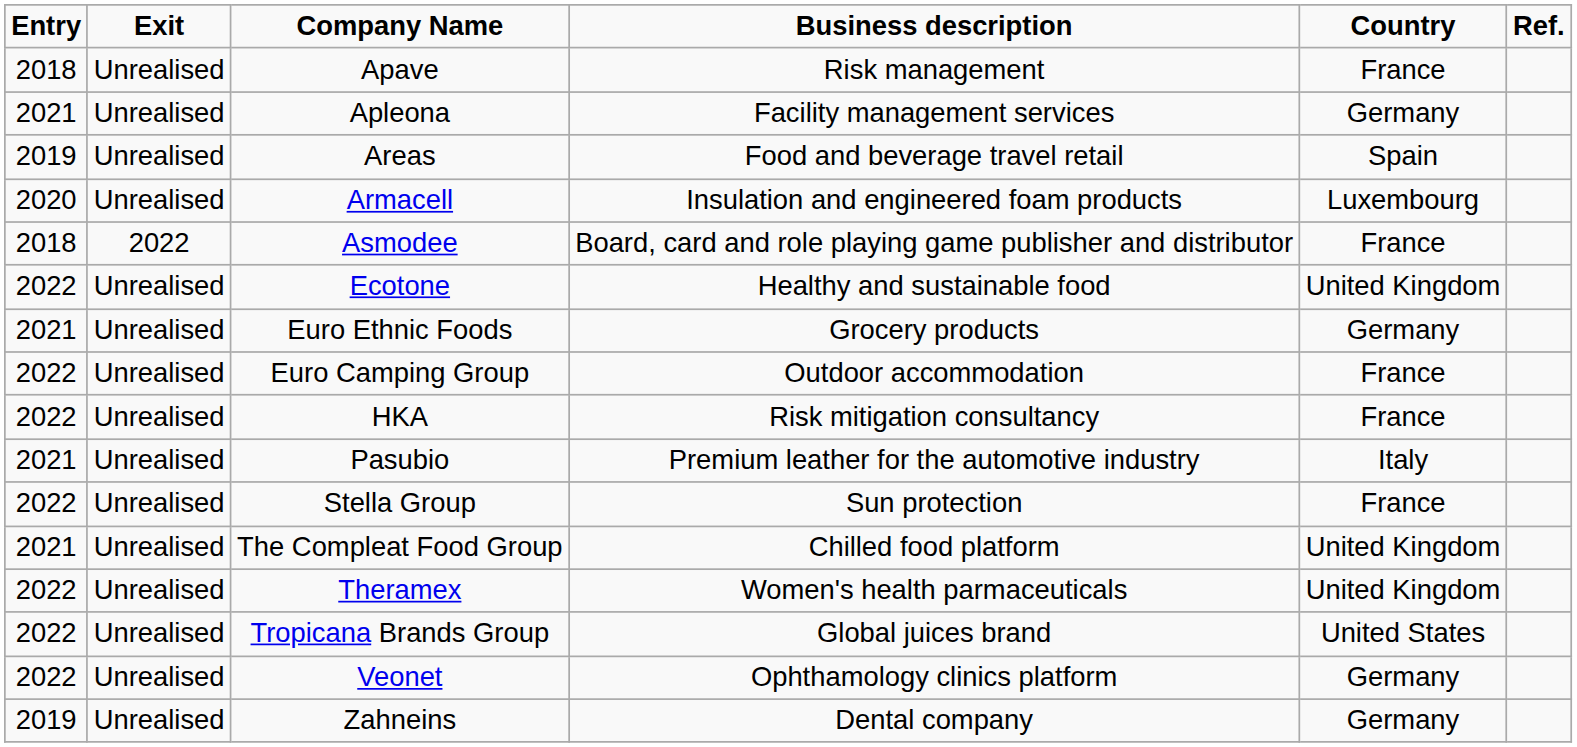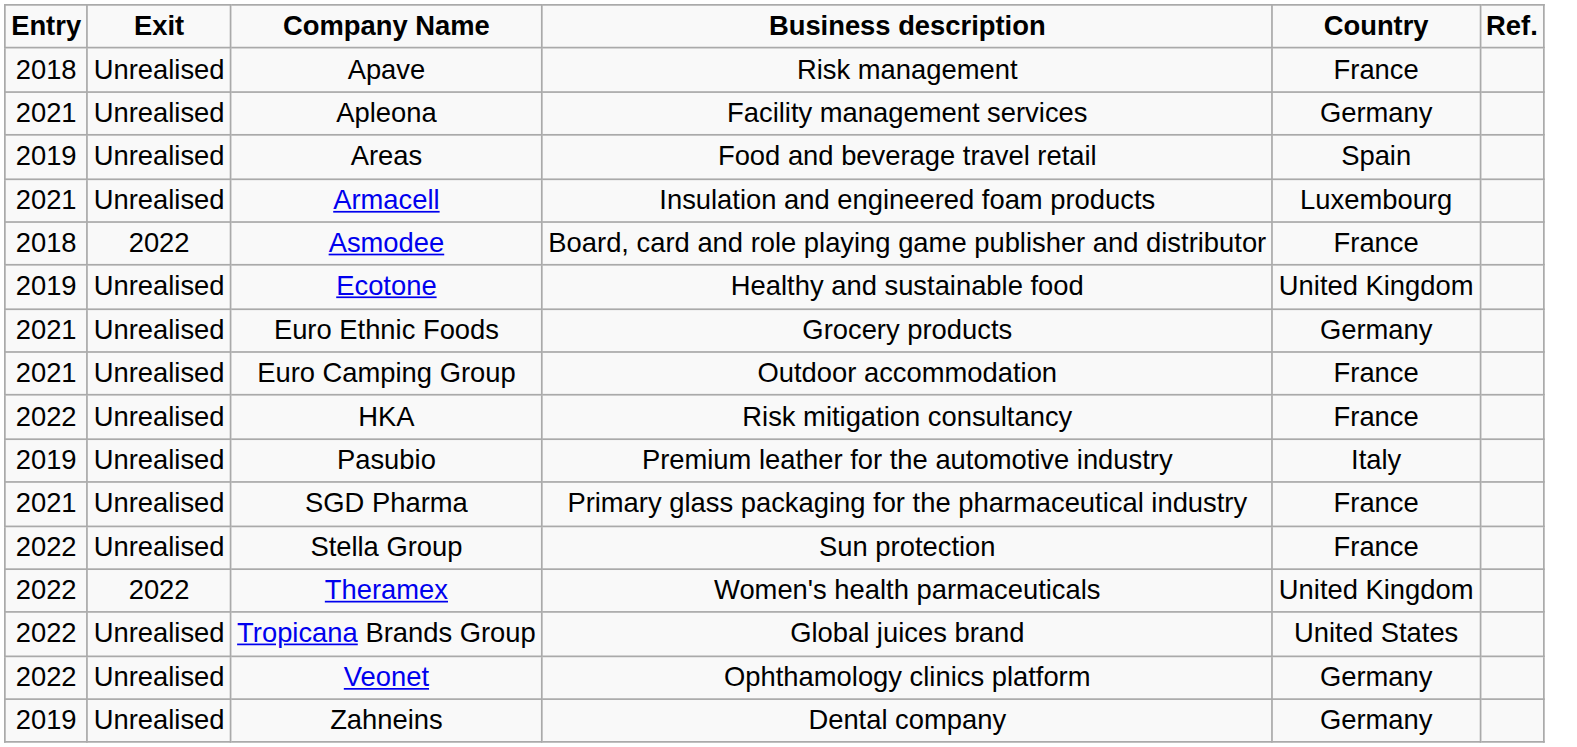(46, 199) 2020 -> (46, 199) 2021
(46, 286) 2022 -> (46, 286) 2019
(46, 373) 2022 -> (46, 373) 2021
(46, 460) 2021 -> (46, 460) 2019
+ row: (386, 503)
- row: (400, 546)
(159, 590) Unrealised -> (159, 590) 2022
